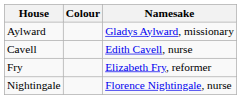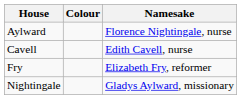(169, 31) Gladys Aylward, missionary -> (168, 31) Florence Nightingale, nurse
(168, 85) Florence Nightingale, nurse -> (169, 85) Gladys Aylward, missionary
